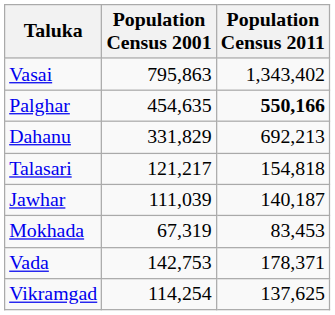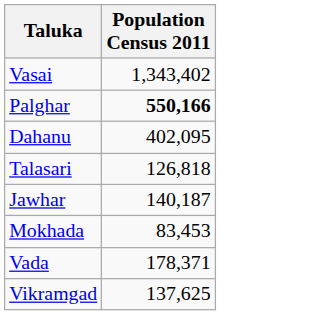- column: (159, 31)
(293, 136) 692,213 -> (178, 136) 402,095
(293, 168) 154,818 -> (178, 168) 126,818
